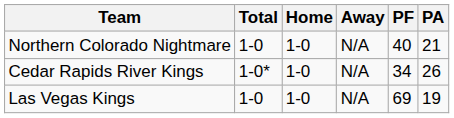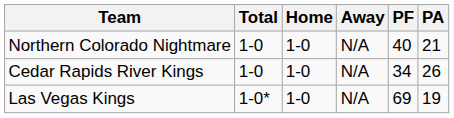(254, 71) 1-0* -> (251, 71) 1-0
(251, 98) 1-0 -> (254, 98) 1-0*
